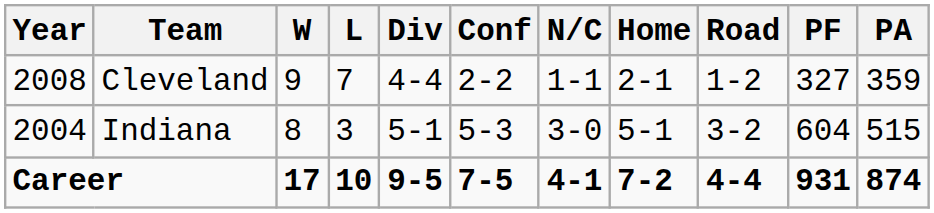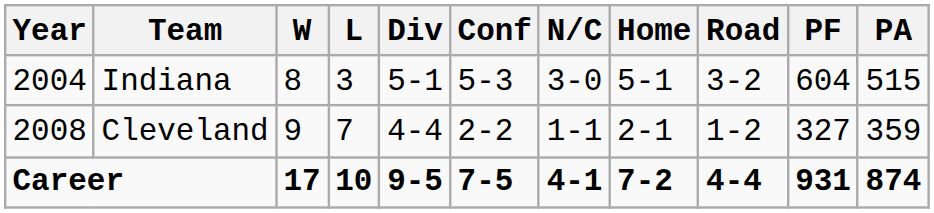rows swapped: (167, 131) <-> (185, 81)
